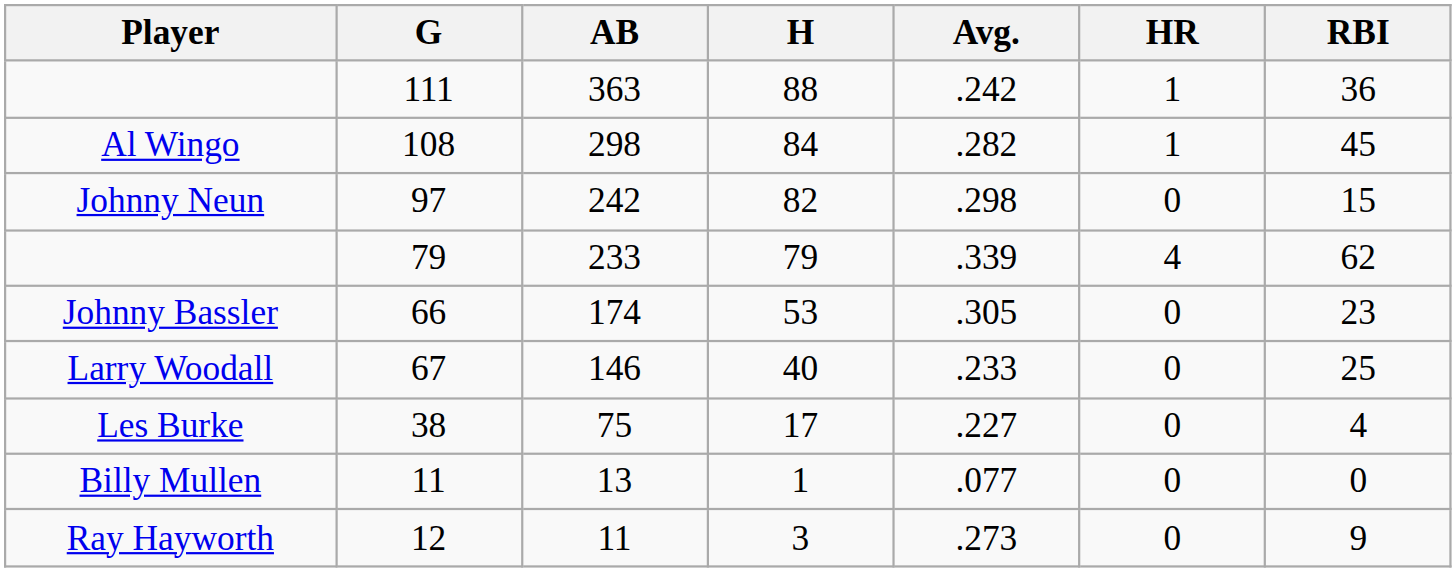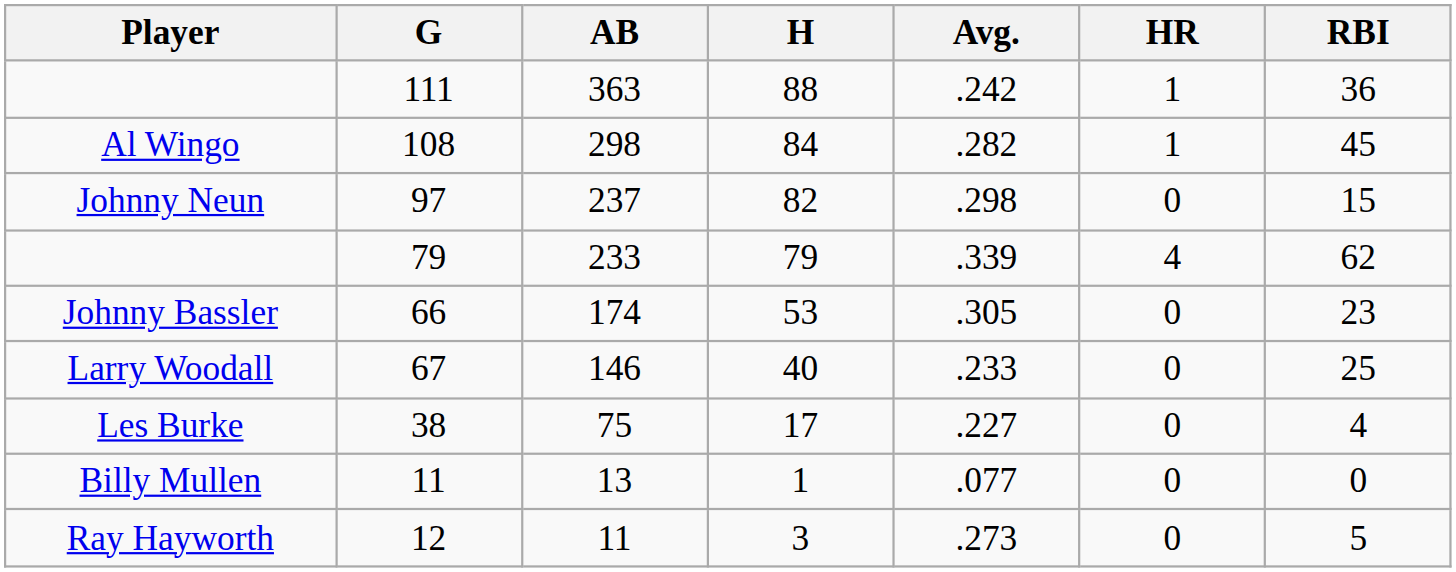(615, 200) 242 -> (615, 200) 237
(1358, 537) 9 -> (1358, 537) 5
